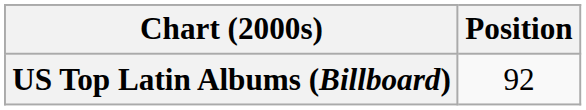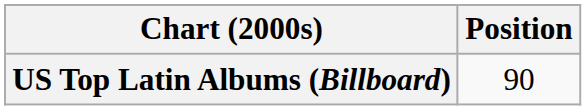(519, 78) 92 -> (519, 78) 90
